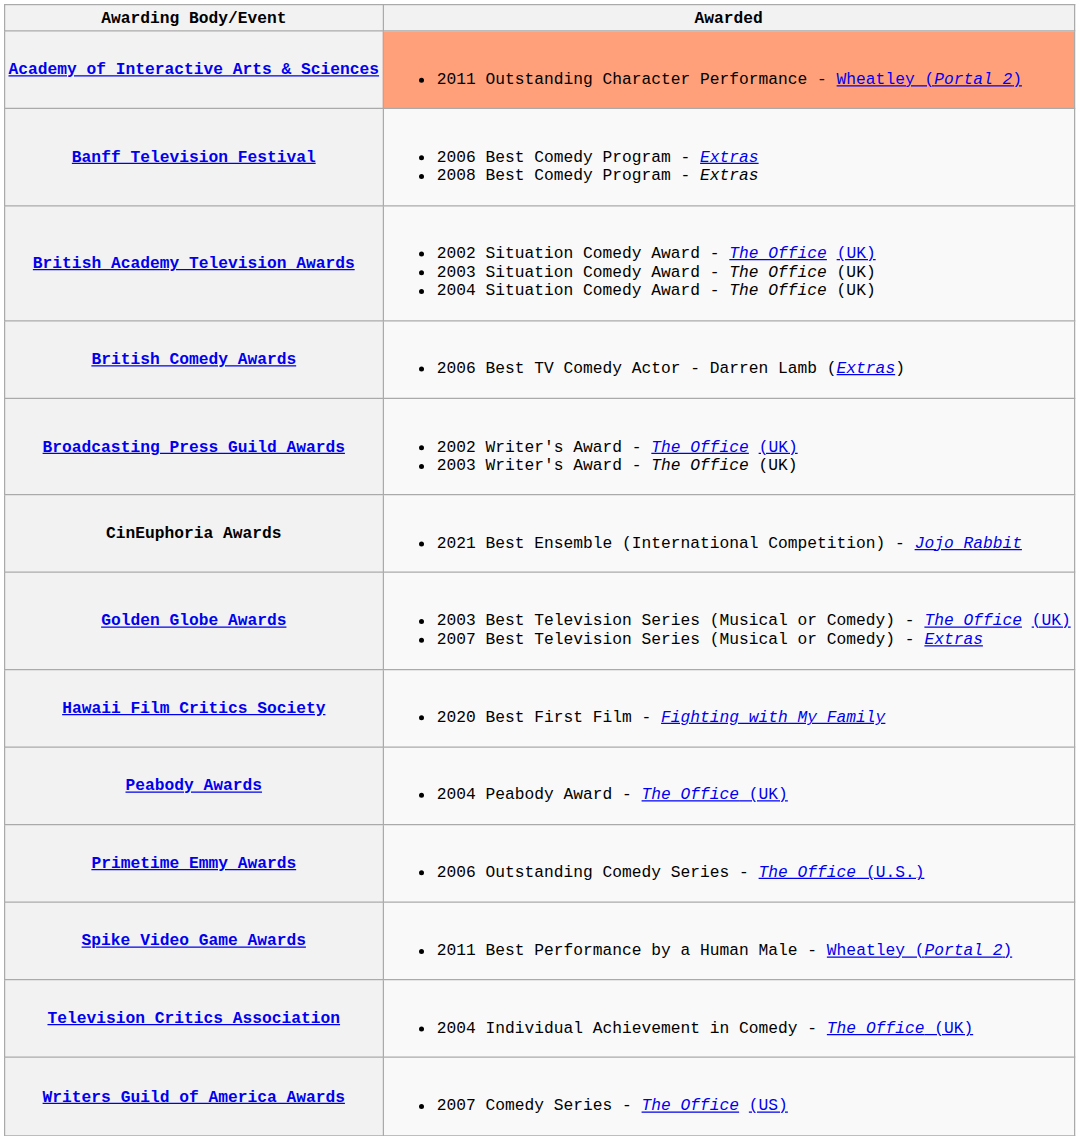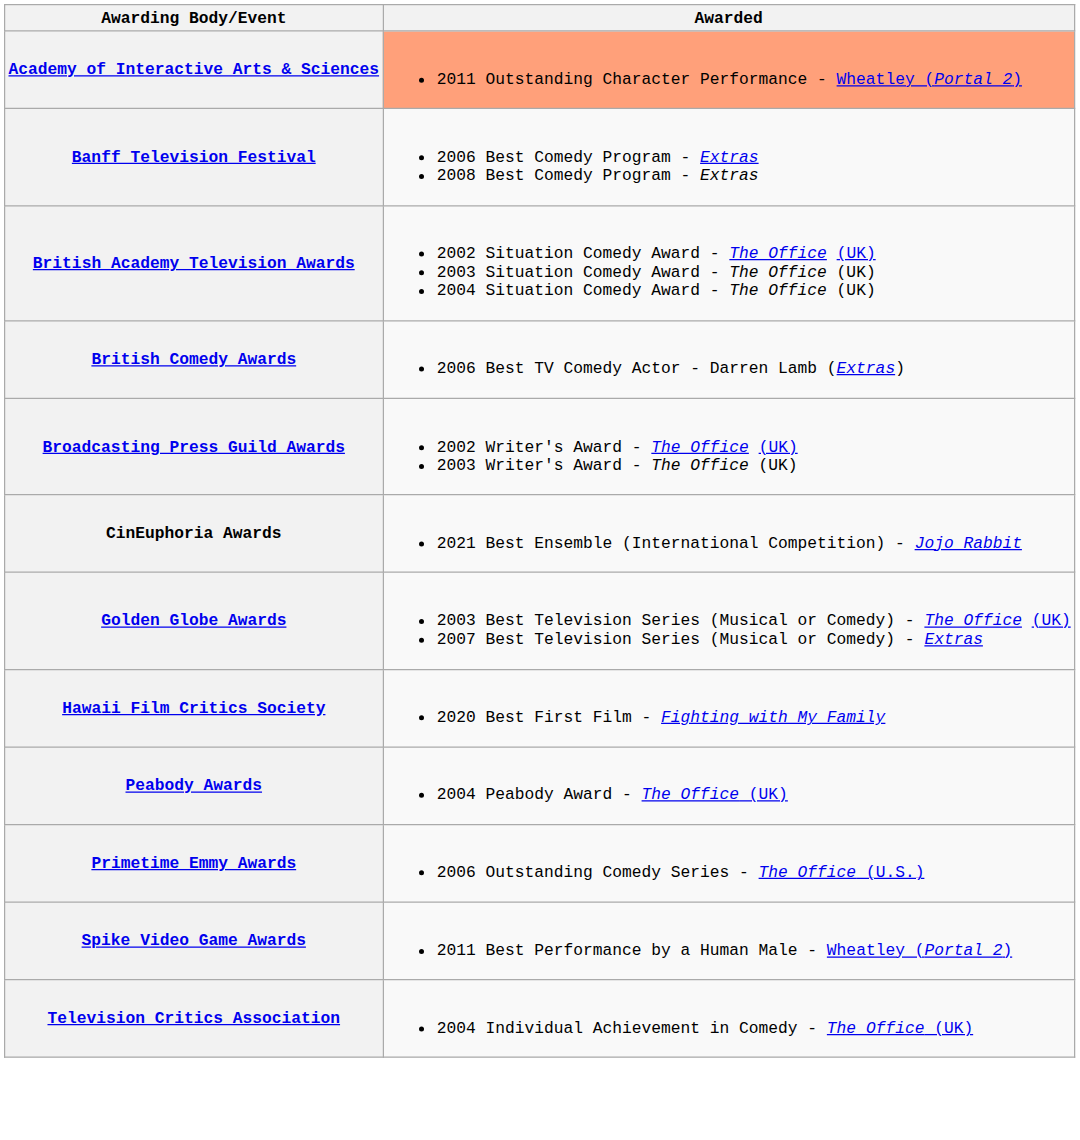- row: (194, 1097)
